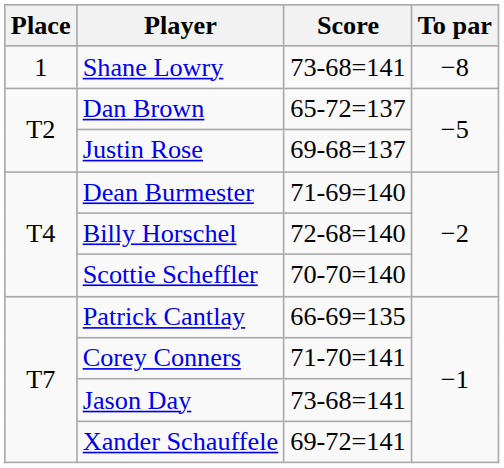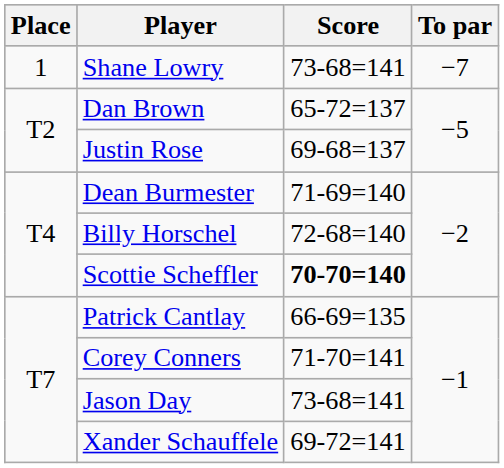(455, 66) −8 -> (455, 66) −7
(348, 274) normal -> (348, 274) bold
